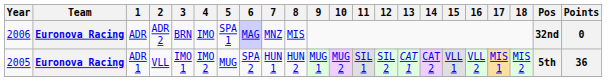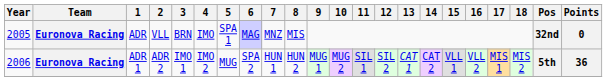(19, 35) 2006 -> (19, 35) 2005
(160, 35) ADR 2 -> (160, 35) VLL
(19, 63) 2005 -> (19, 63) 2006
(160, 63) VLL -> (160, 63) ADR 2
